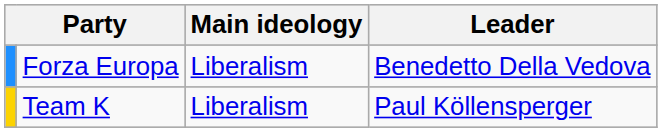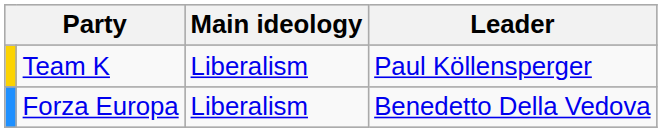rows swapped: (101, 65) <-> (66, 106)
